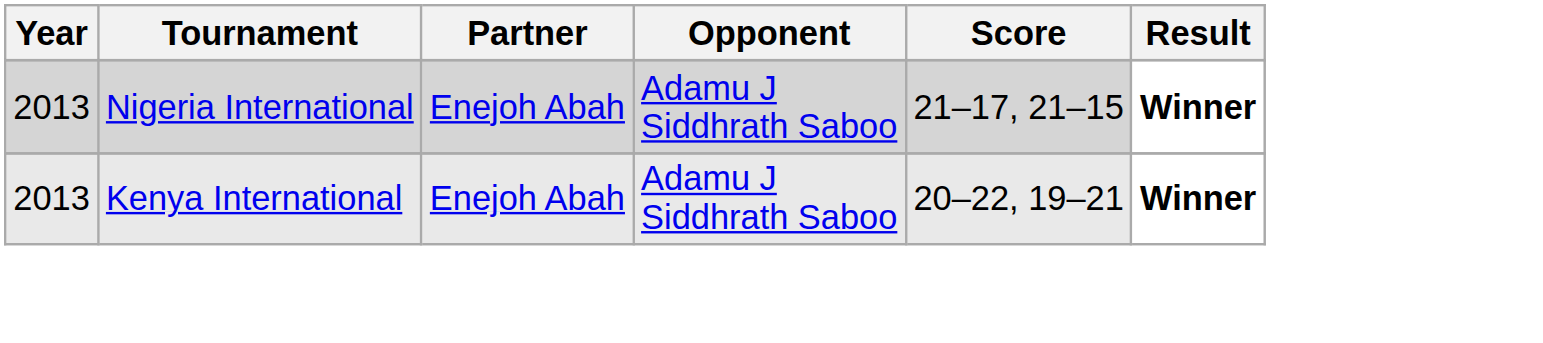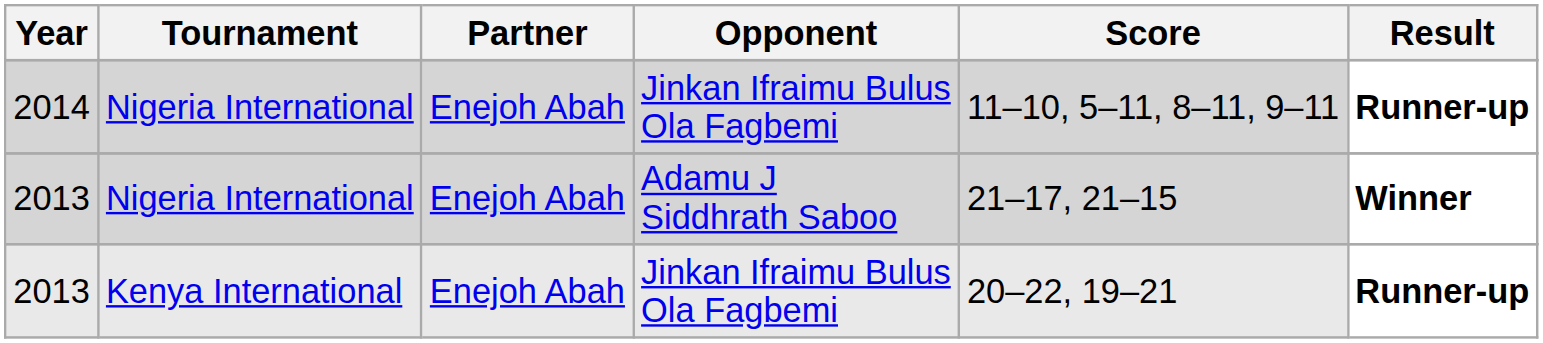+ row: (52, 106)
(769, 199) Adamu J Siddhrath Saboo -> (796, 291) Jinkan Ifraimu Bulus Ola Fagbemi
(1198, 199) Winner -> (1442, 291) Runner-up
